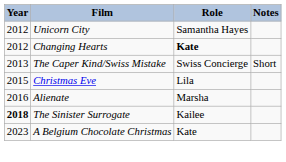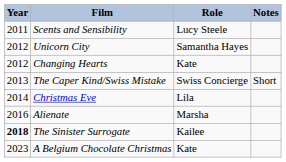+ row: (80, 30)
(187, 47) bold -> (187, 64) normal
(18, 81) 2015 -> (18, 98) 2014
